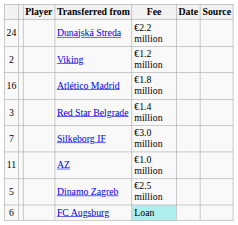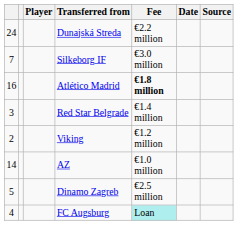rows swapped: (70, 59) <-> (81, 139)
(148, 86) normal -> (149, 86) bold
(11, 165) 11 -> (11, 165) 14
(11, 212) 6 -> (11, 212) 4
